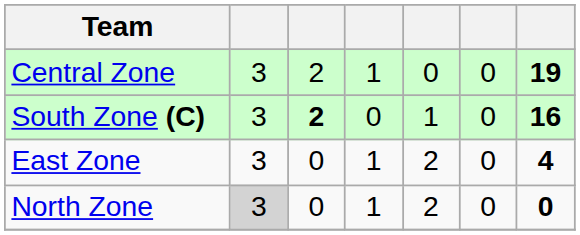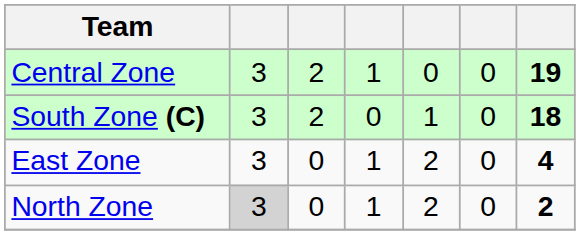(316, 116) bold -> (316, 116) normal
(545, 116) 16 -> (545, 116) 18
(546, 206) 0 -> (546, 206) 2
